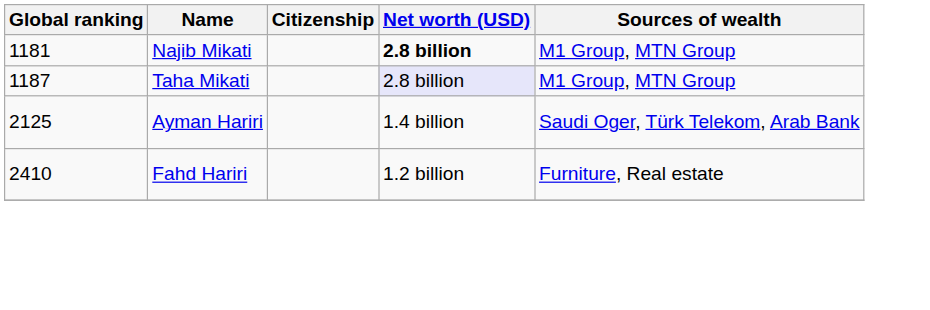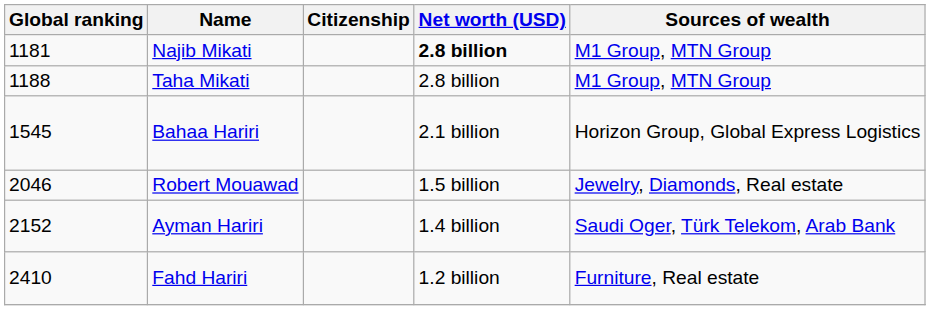(30, 80) 1187 -> (30, 80) 1188
(424, 80) lavender background -> (459, 80) no background
+ row: (206, 132)
+ row: (225, 184)
(30, 121) 2125 -> (30, 225) 2152
